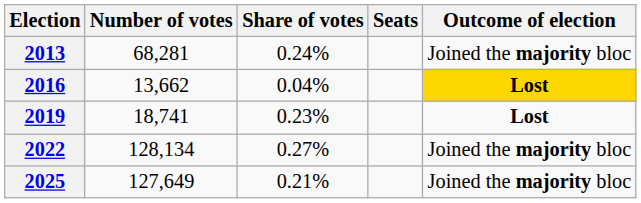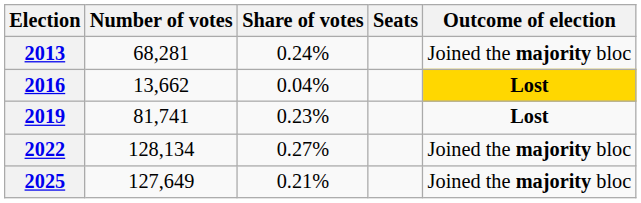(161, 117) 18,741 -> (161, 117) 81,741
